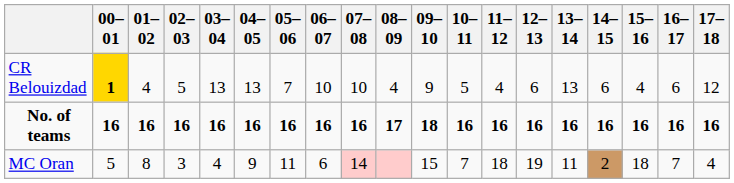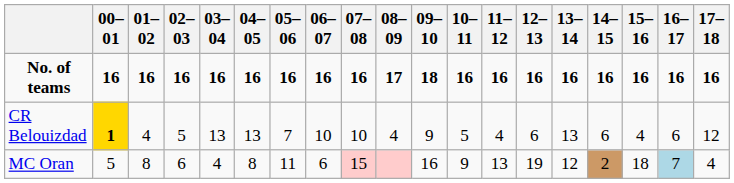rows swapped: (49, 126) <-> (48, 77)
(182, 164) 3 -> (182, 164) 6
(252, 164) 9 -> (252, 164) 8
(358, 164) 14 -> (358, 164) 15
(429, 164) 15 -> (429, 164) 16
(465, 164) 7 -> (465, 164) 9
(499, 164) 18 -> (499, 164) 13
(570, 164) 11 -> (570, 164) 12
(676, 164) no background -> (676, 164) lightblue background
